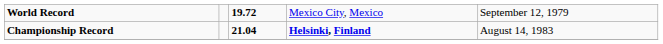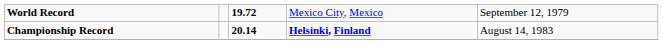(244, 30) 21.04 -> (244, 30) 20.14
